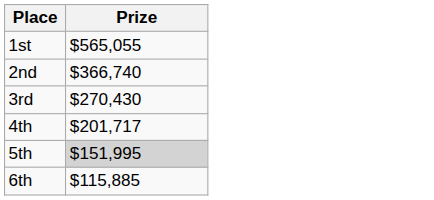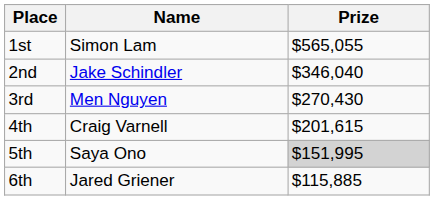+ column: (177, 18)
(106, 72) $366,740 -> (327, 72) $346,040
(106, 126) $201,717 -> (327, 126) $201,615
